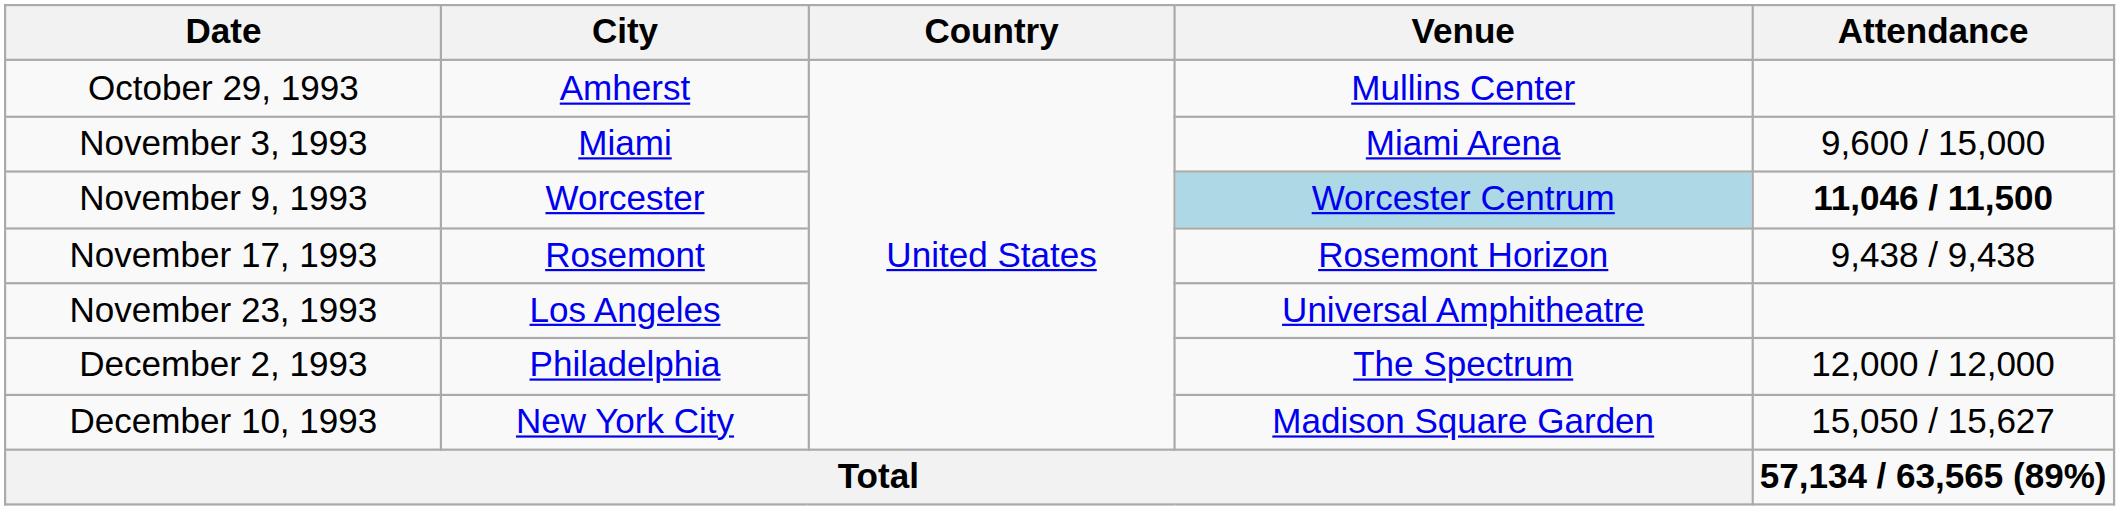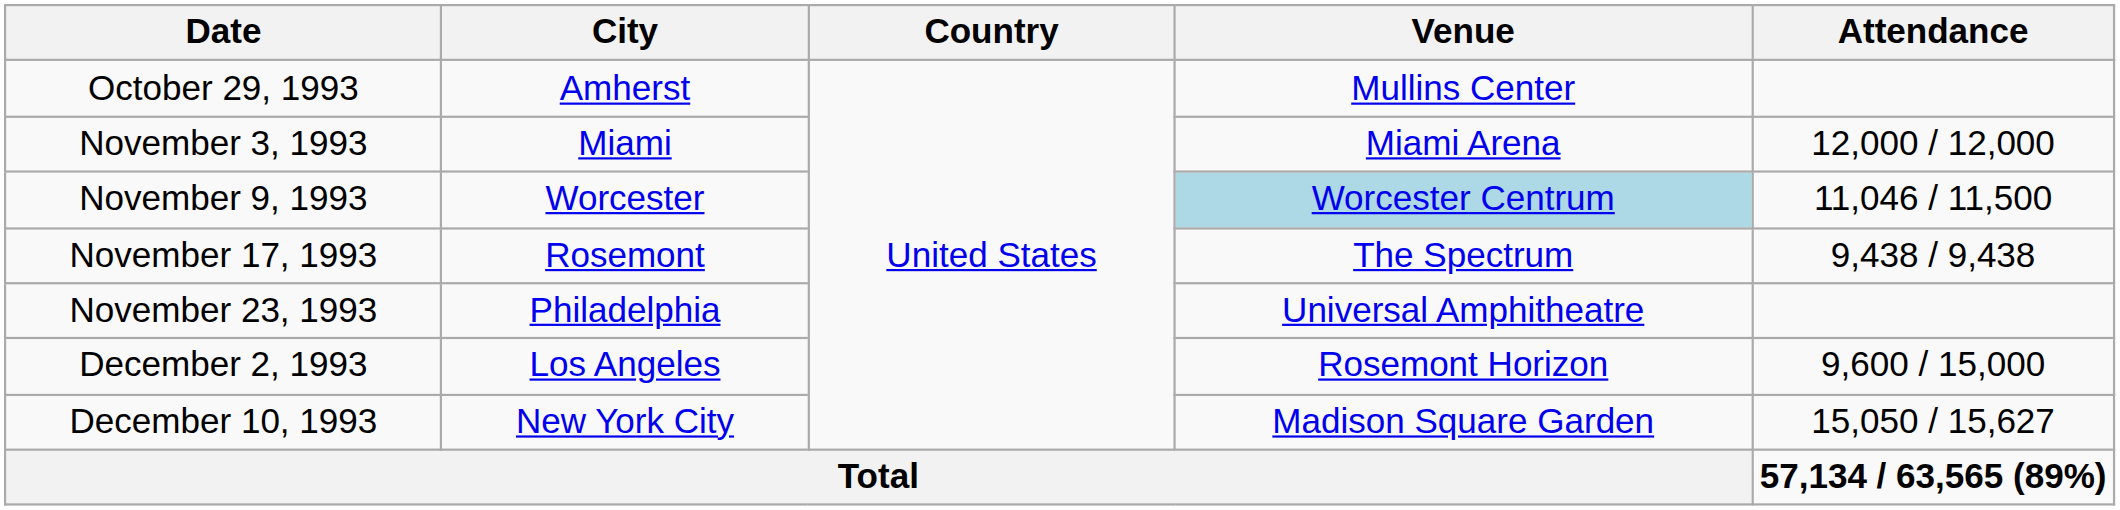(1933, 143) 9,600 / 15,000 -> (1933, 143) 12,000 / 12,000
(1933, 198) bold -> (1933, 198) normal
(1463, 254) Rosemont Horizon -> (1463, 254) The Spectrum
(625, 310) Los Angeles -> (625, 310) Philadelphia
(625, 365) Philadelphia -> (625, 365) Los Angeles
(1463, 365) The Spectrum -> (1463, 365) Rosemont Horizon
(1933, 365) 12,000 / 12,000 -> (1933, 365) 9,600 / 15,000
